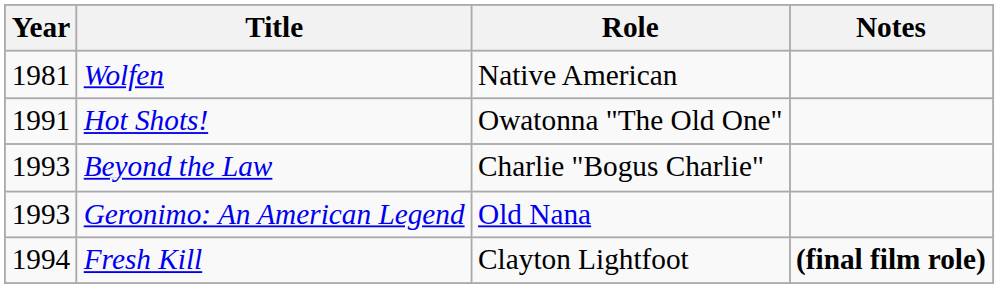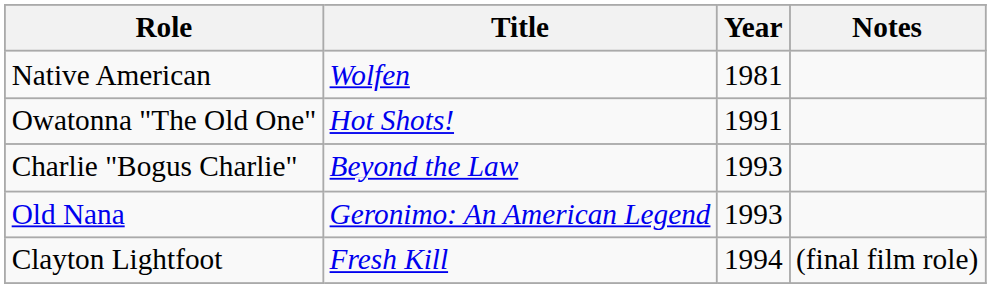columns swapped: (41, 27) <-> (630, 27)
(891, 259) bold -> (887, 259) normal
